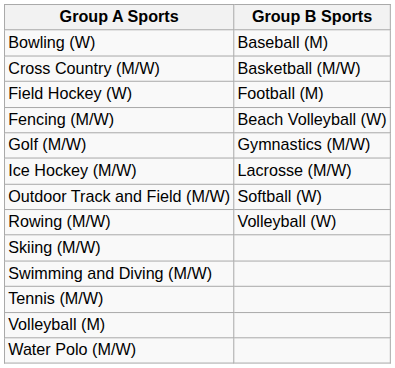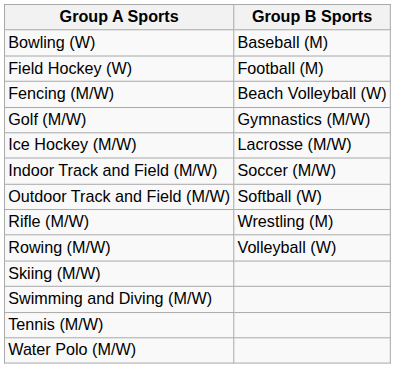- row: (84, 68)
+ row: (113, 171)
+ row: (49, 222)
- row: (57, 324)
